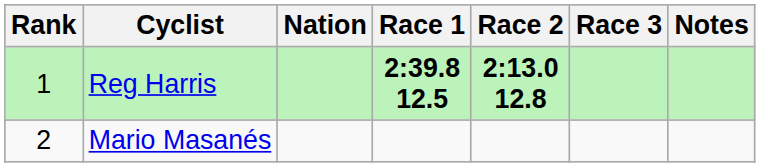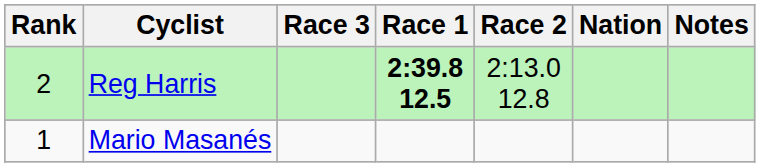columns swapped: (325, 25) <-> (619, 25)
(44, 83) 1 -> (44, 83) 2
(521, 83) bold -> (524, 83) normal
(44, 140) 2 -> (44, 140) 1
